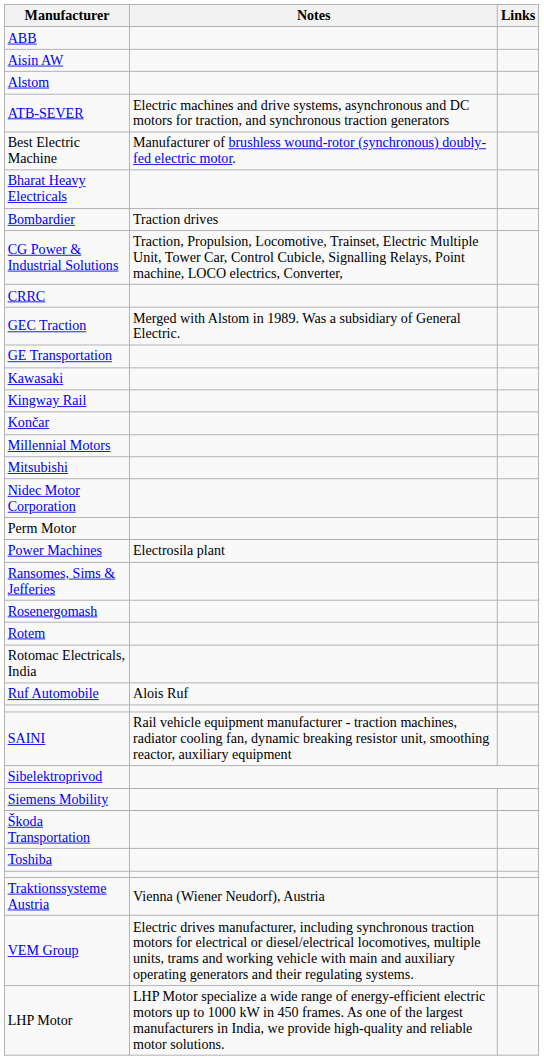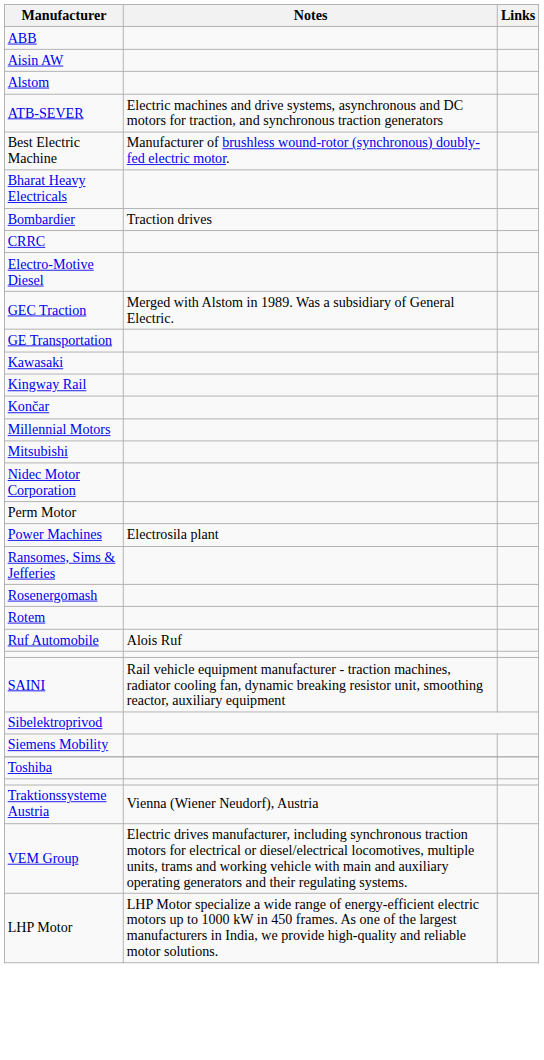- row: (63, 257)
+ row: (51, 272)
- row: (66, 663)
- row: (49, 829)
